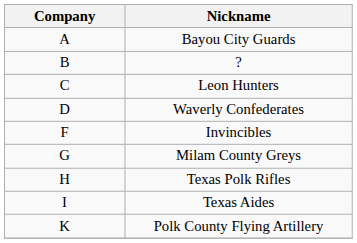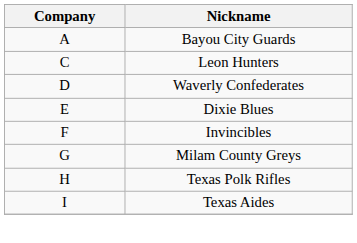- row: (239, 62)
+ row: (239, 109)
- row: (239, 226)
